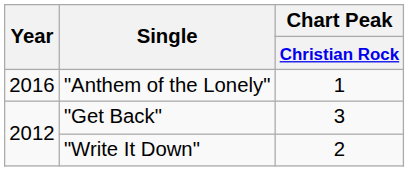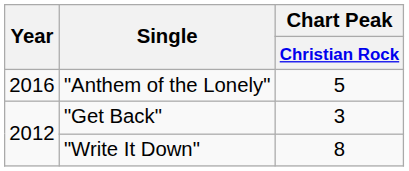(339, 85) 1 -> (339, 85) 5
(339, 149) 2 -> (339, 149) 8
